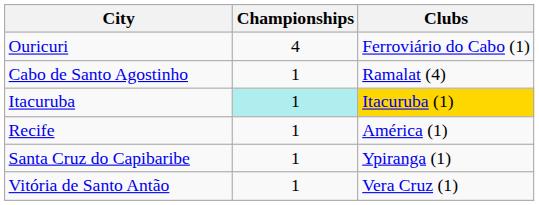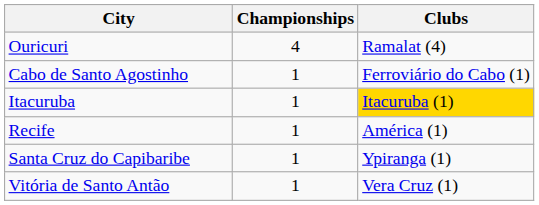(446, 46) Ferroviário do Cabo (1) -> (404, 46) Ramalat (4)
(404, 74) Ramalat (4) -> (446, 74) Ferroviário do Cabo (1)
(295, 102) paleturquoise background -> (295, 102) no background
